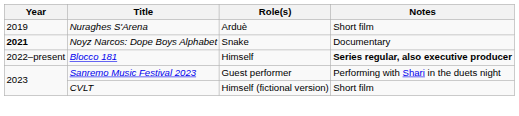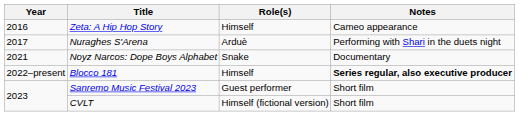+ row: (116, 27)
(17, 27) 2019 -> (17, 42) 2017
(353, 27) Short film -> (417, 42) Performing with Shari in the duets night
(17, 42) bold -> (17, 57) normal
(417, 73) Performing with Shari in the duets night -> (353, 88) Short film
